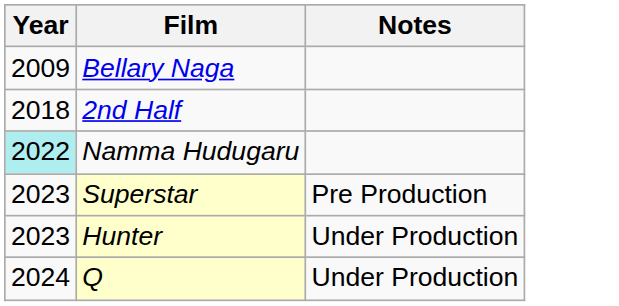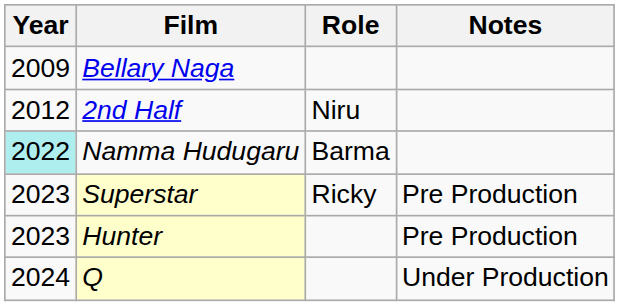+ column: (351, 25)
(40, 109) 2018 -> (40, 109) 2012
(415, 236) Under Production -> (490, 236) Pre Production
